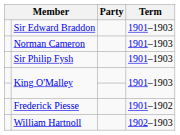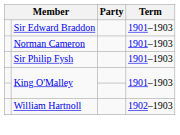- row: (46, 106)
